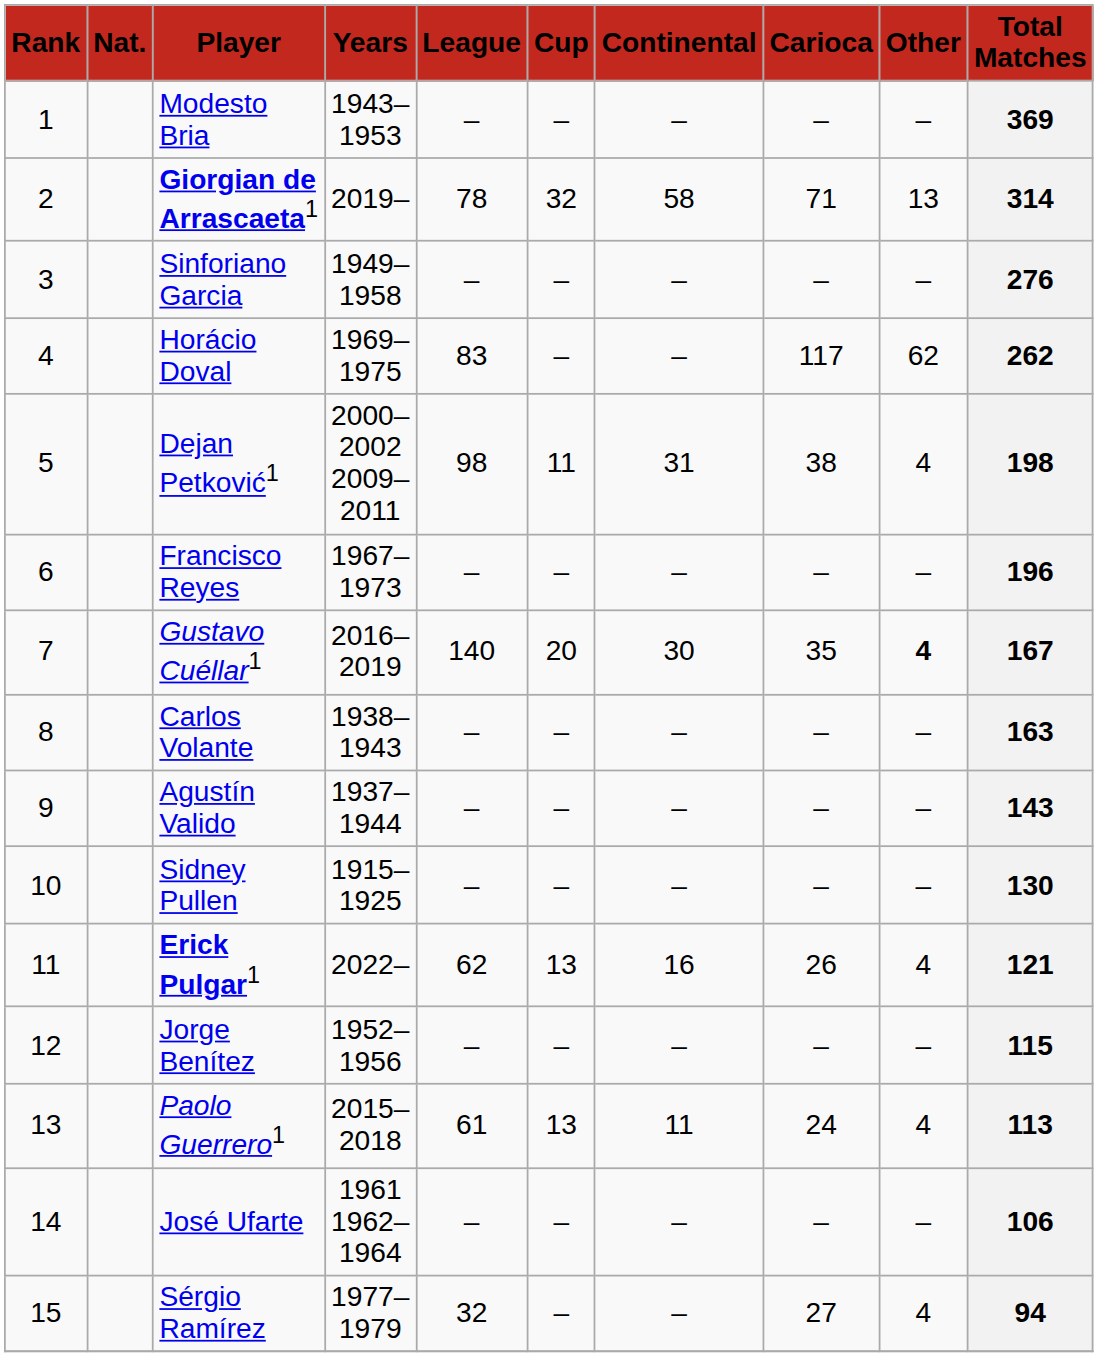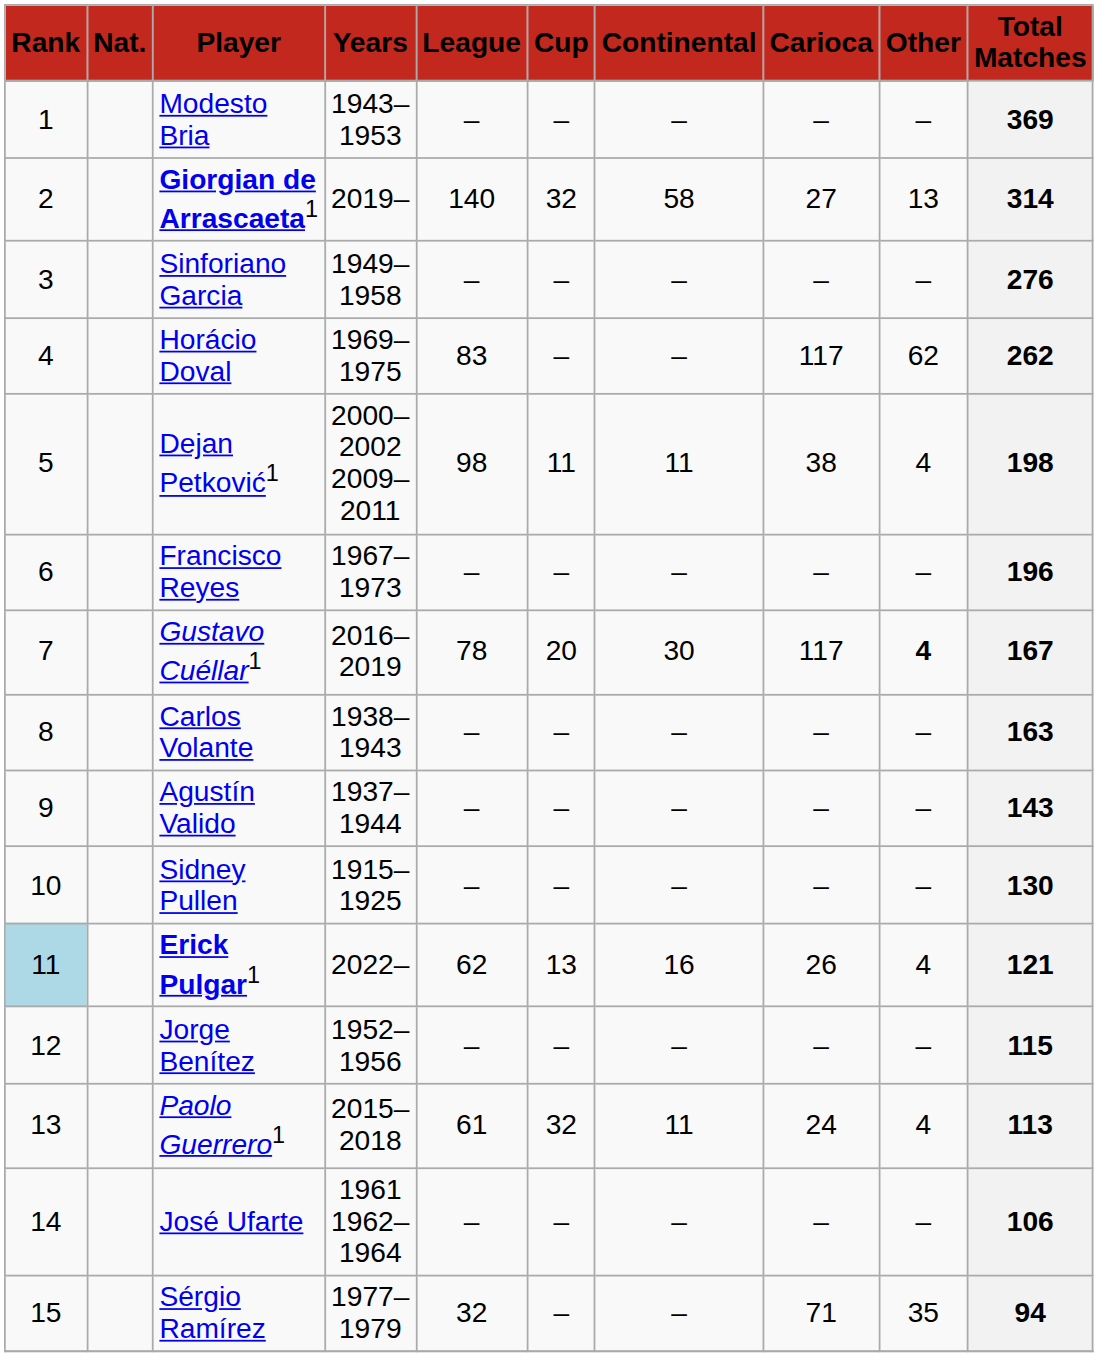(472, 199) 78 -> (472, 199) 140
(821, 199) 71 -> (821, 199) 27
(679, 463) 31 -> (679, 463) 11
(472, 651) 140 -> (472, 651) 78
(821, 651) 35 -> (821, 651) 117
(46, 964) no background -> (46, 964) lightblue background
(561, 1125) 13 -> (561, 1125) 32
(821, 1313) 27 -> (821, 1313) 71
(923, 1313) 4 -> (923, 1313) 35
